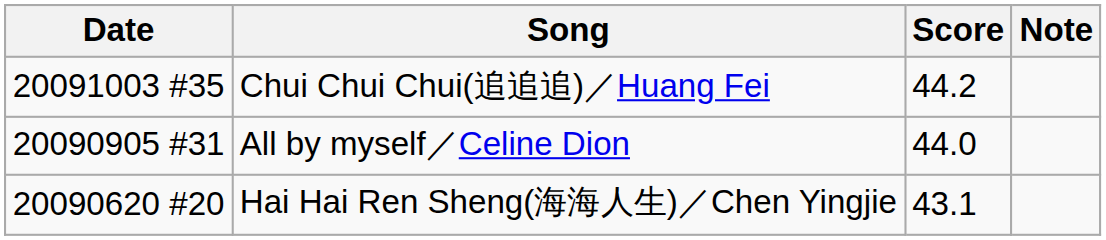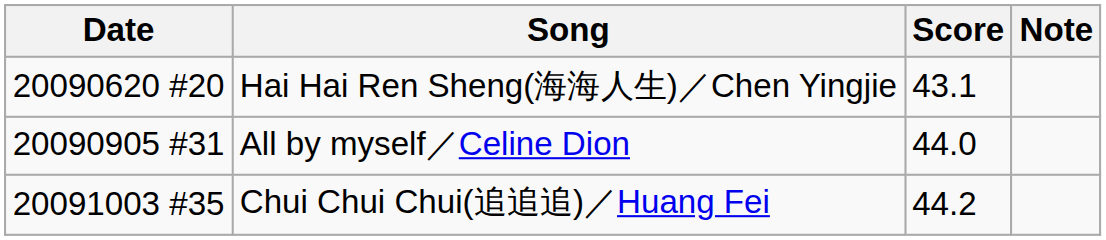rows swapped: (568, 202) <-> (505, 85)
